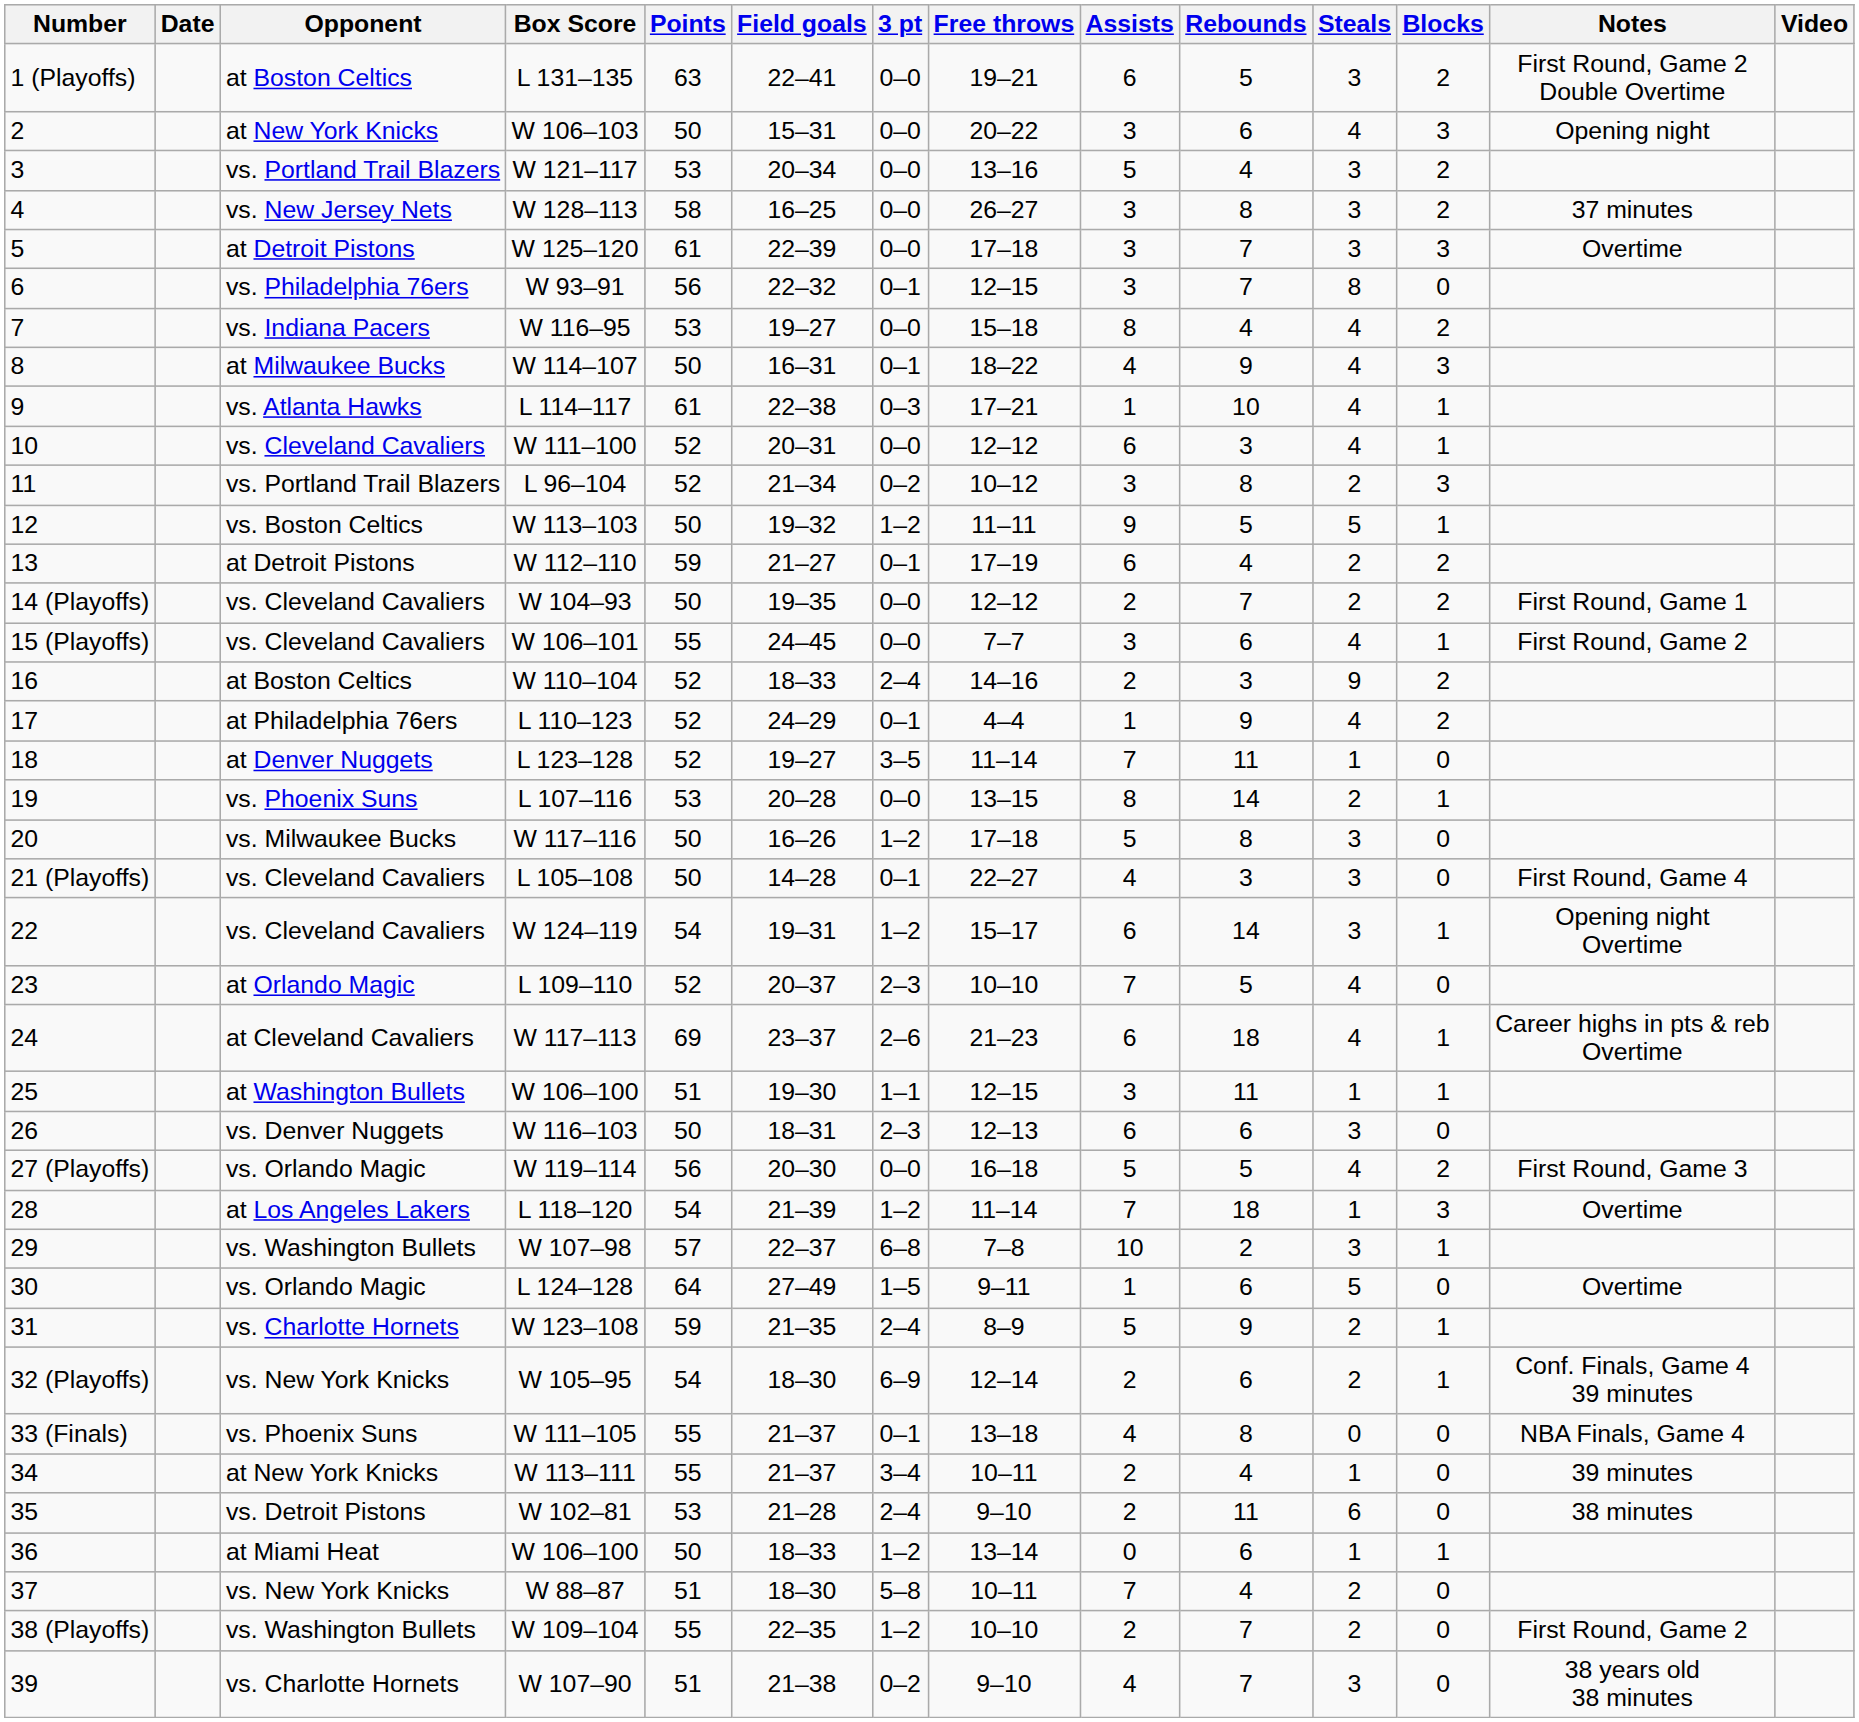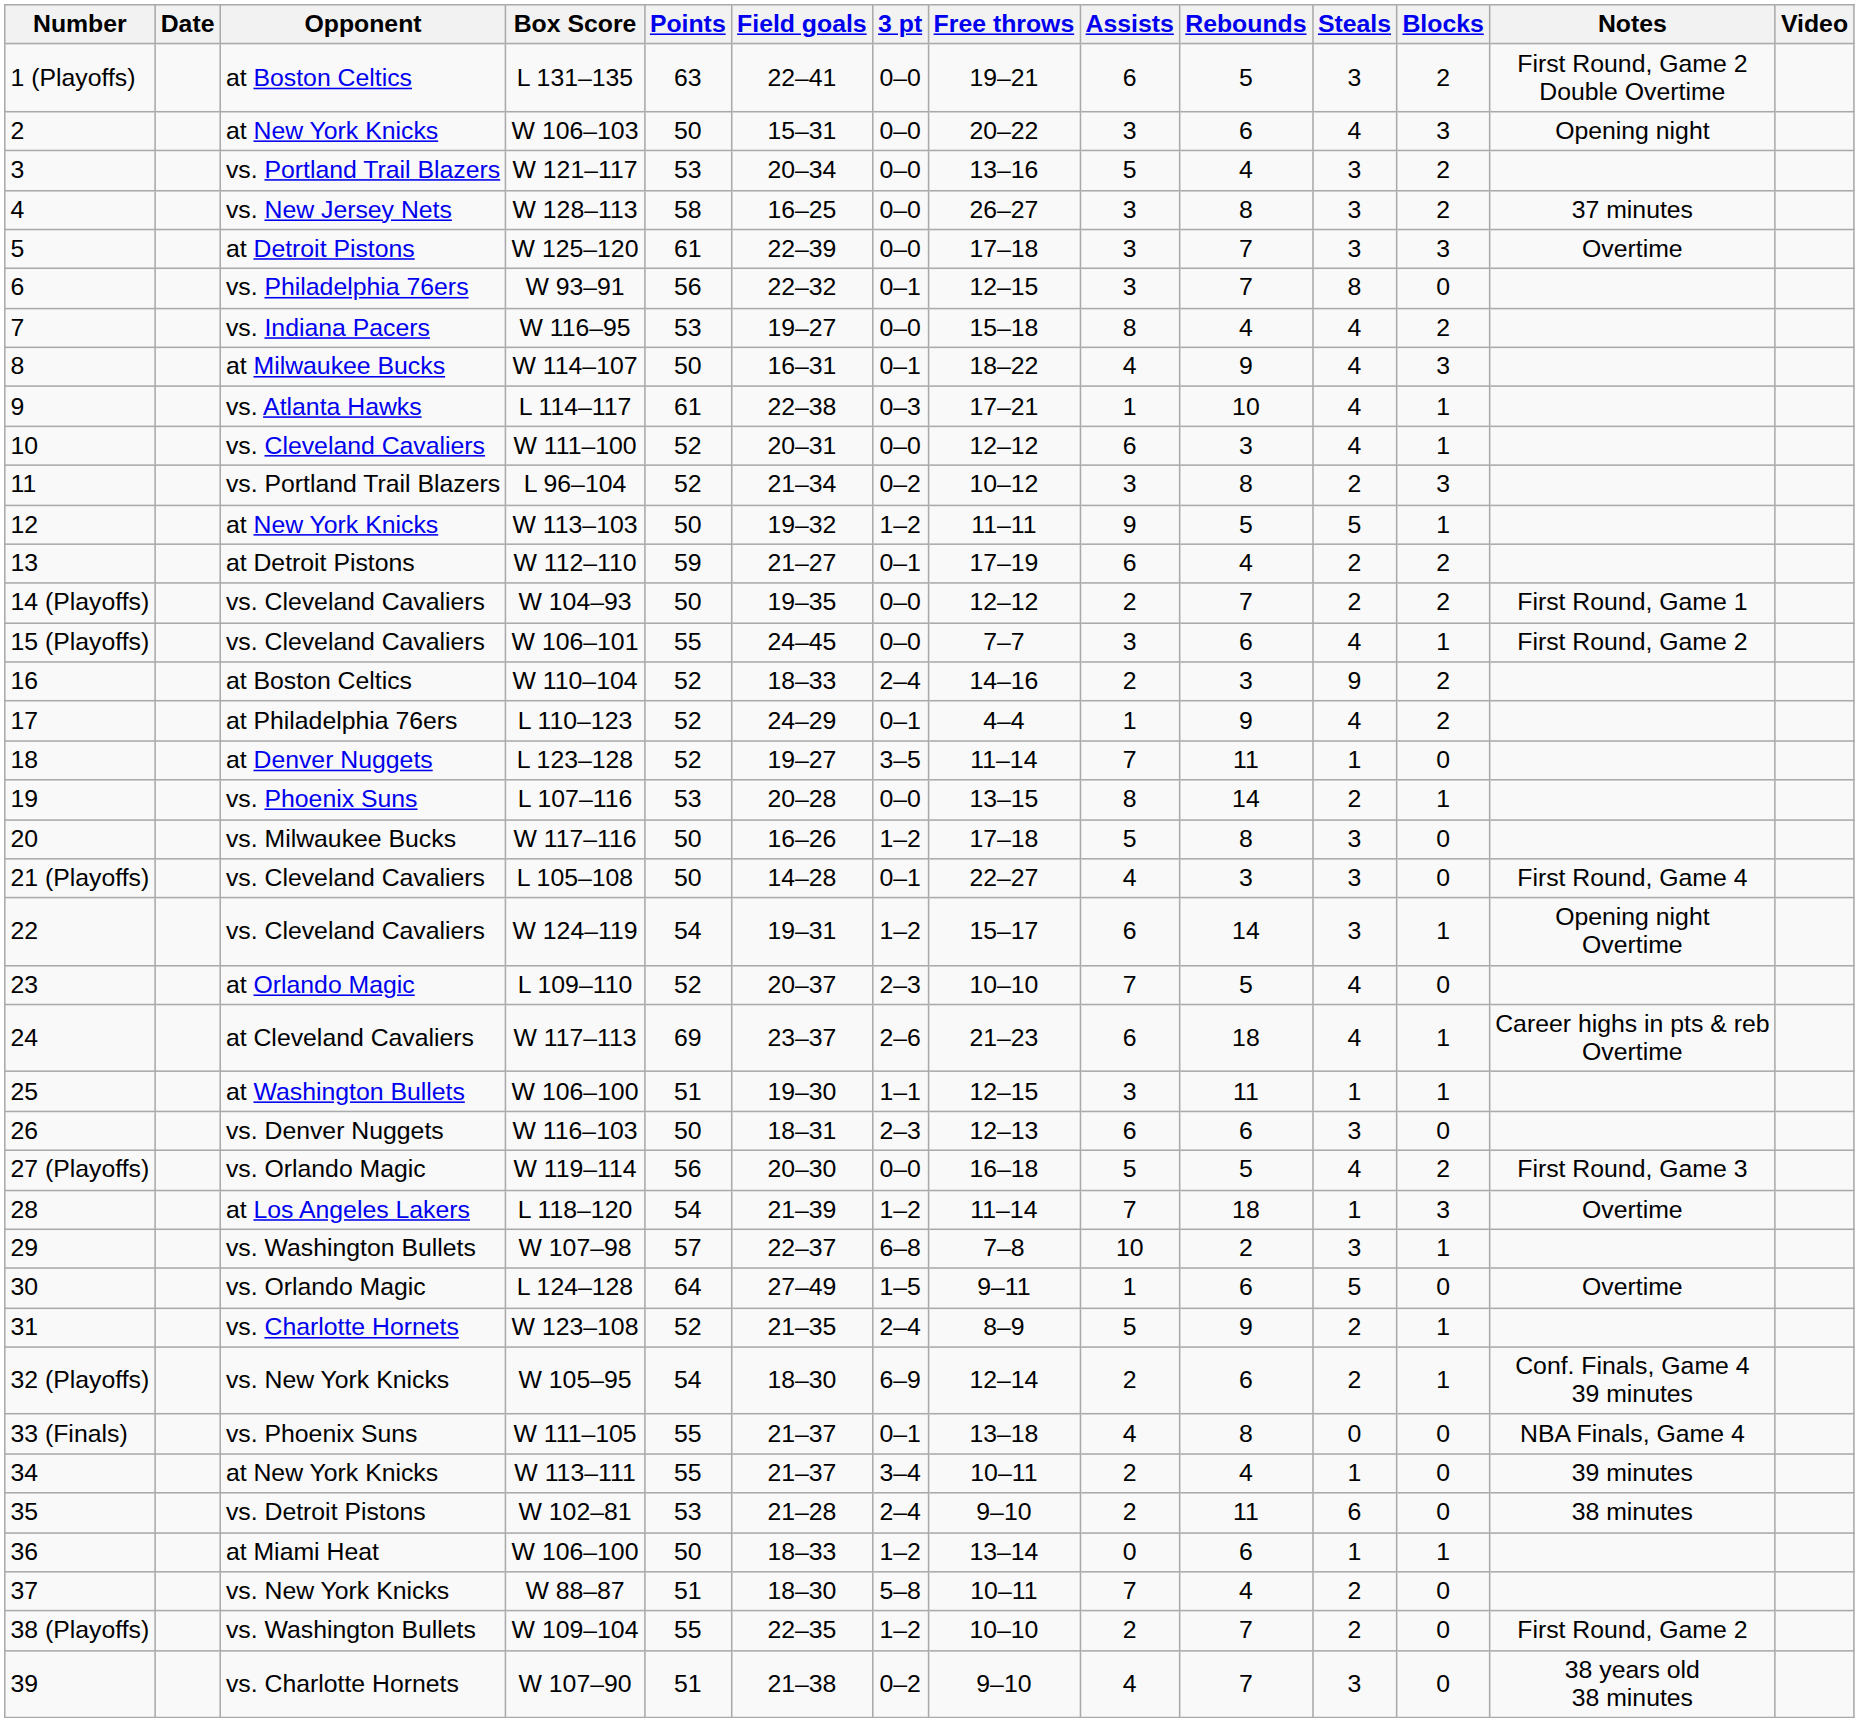(324, 524) vs. Boston Celtics -> (332, 524) at New York Knicks
(688, 1327) 59 -> (688, 1327) 52
